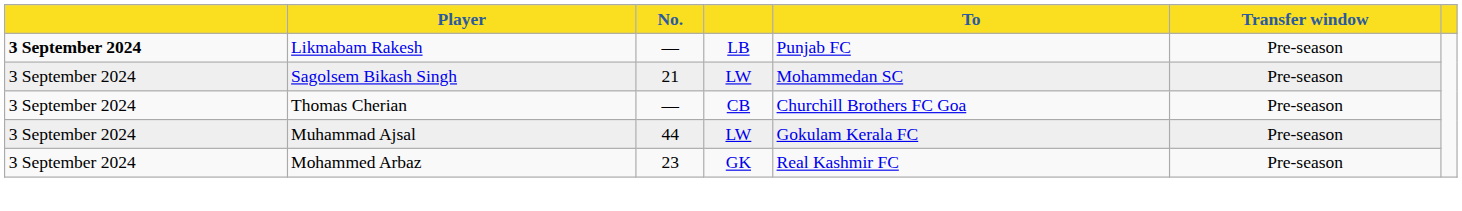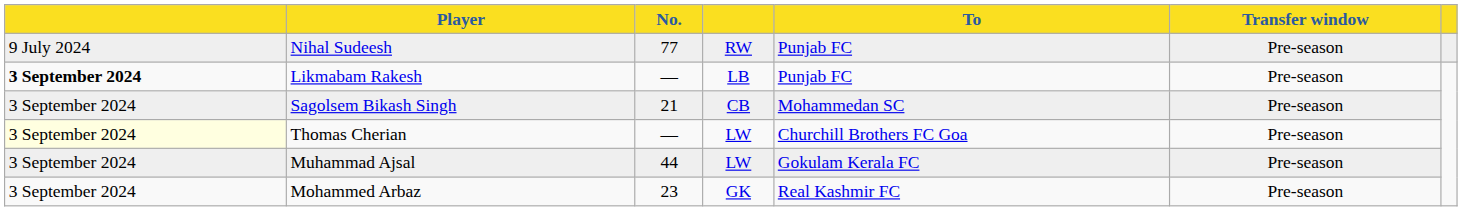+ row: (341, 47)
(738, 76) LW -> (738, 105) CB
(72, 105) no background -> (72, 134) lightyellow background
(738, 105) CB -> (738, 134) LW
